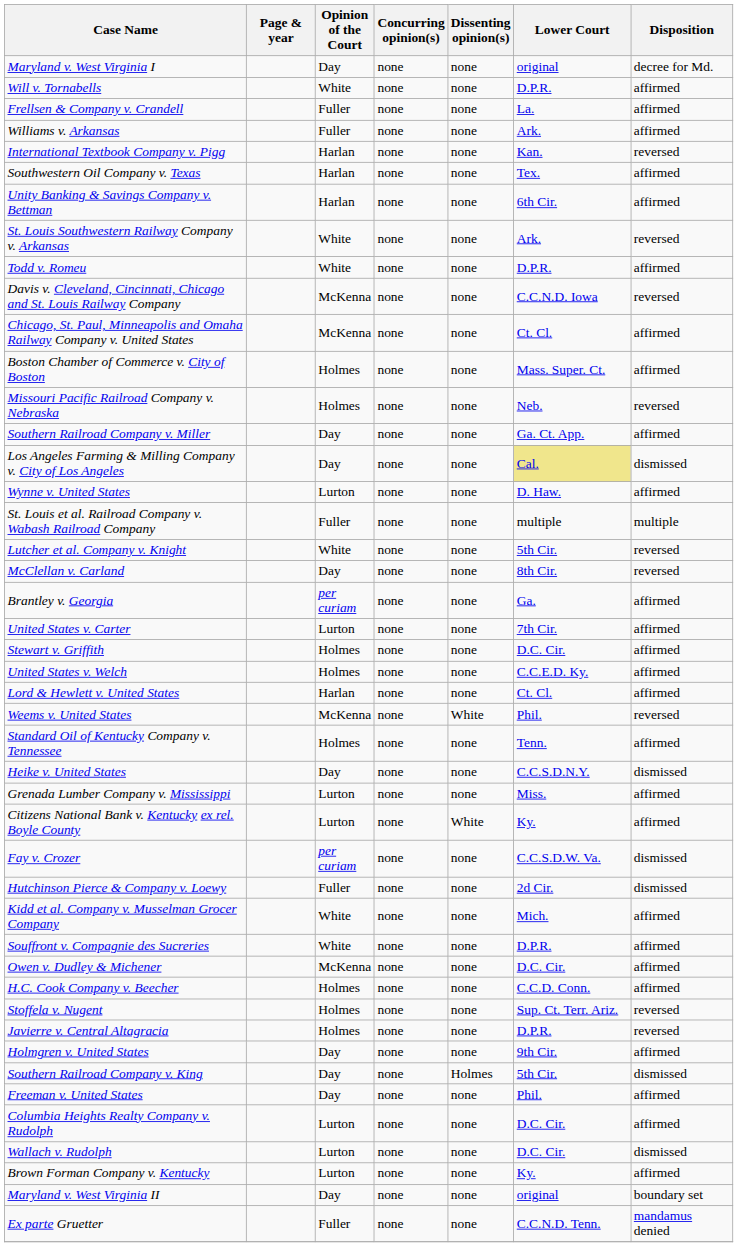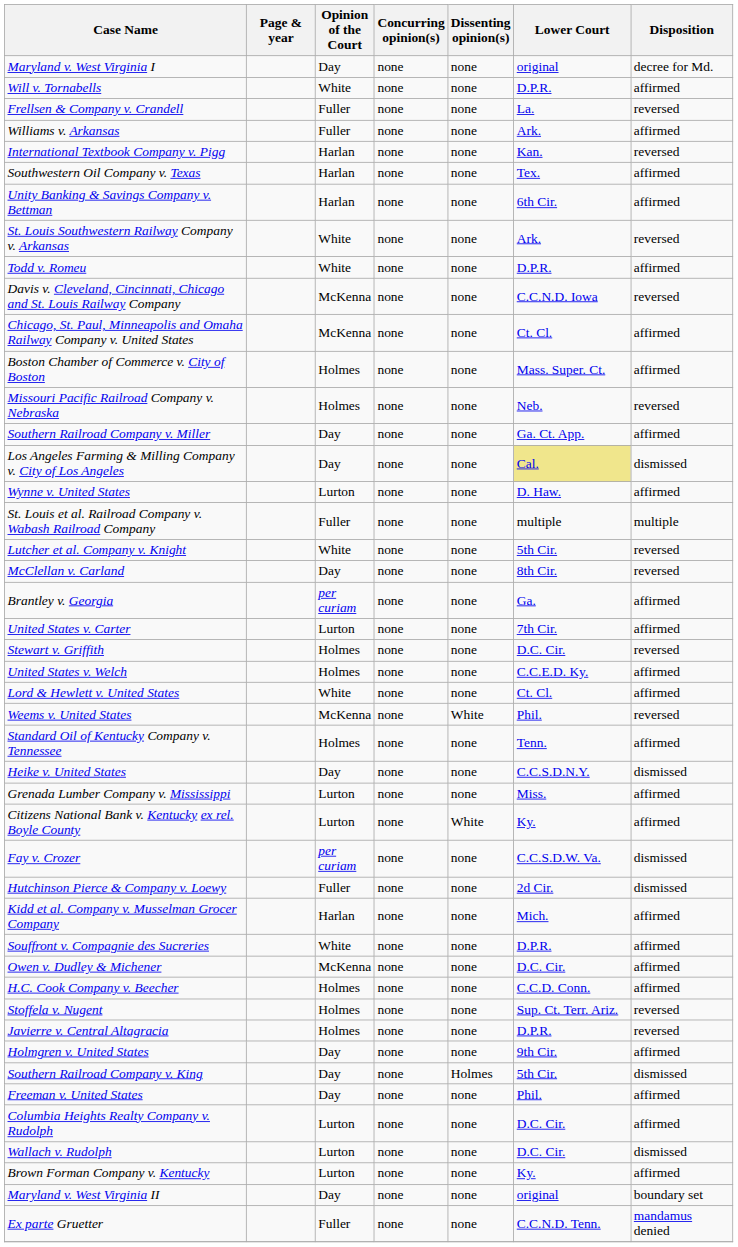(657, 109) affirmed -> (657, 109) reversed
(657, 650) affirmed -> (657, 650) reversed
(337, 693) Harlan -> (335, 693) White
(335, 916) White -> (337, 916) Harlan
